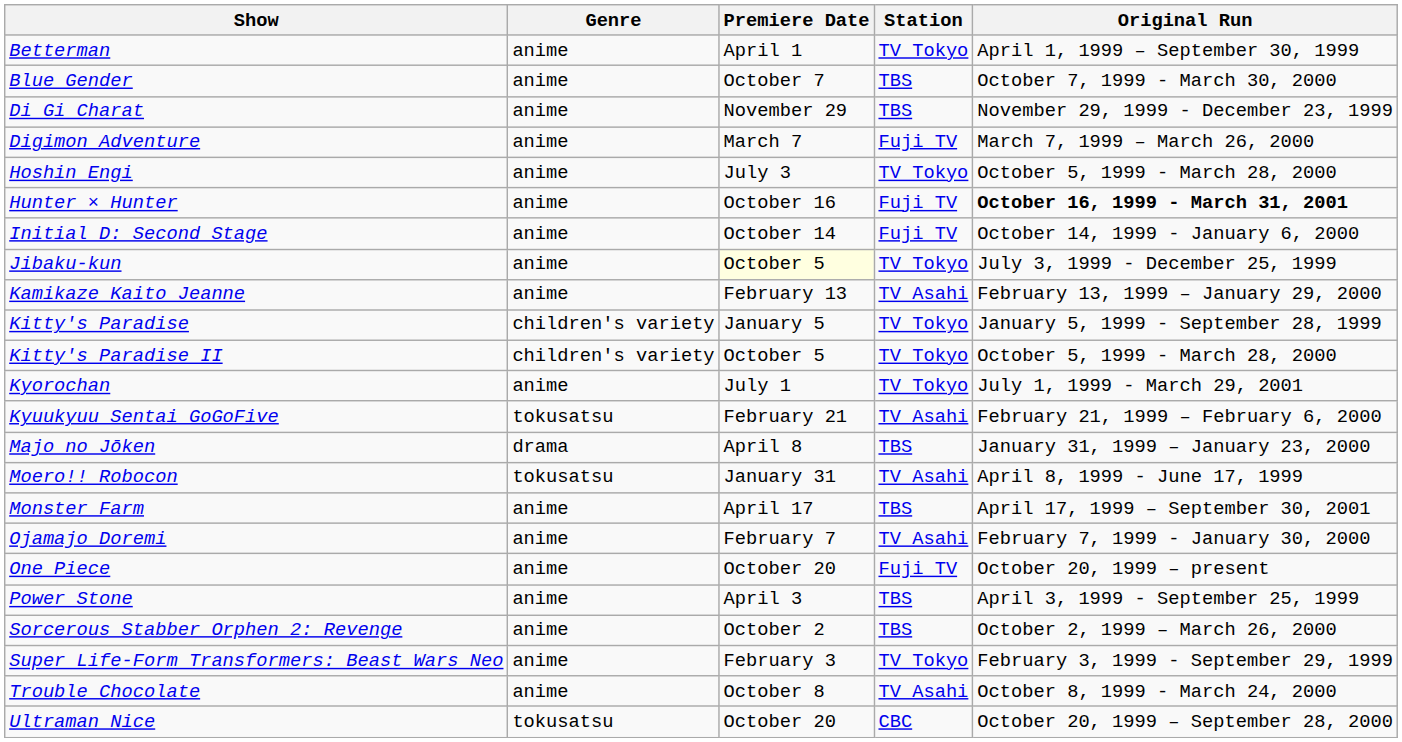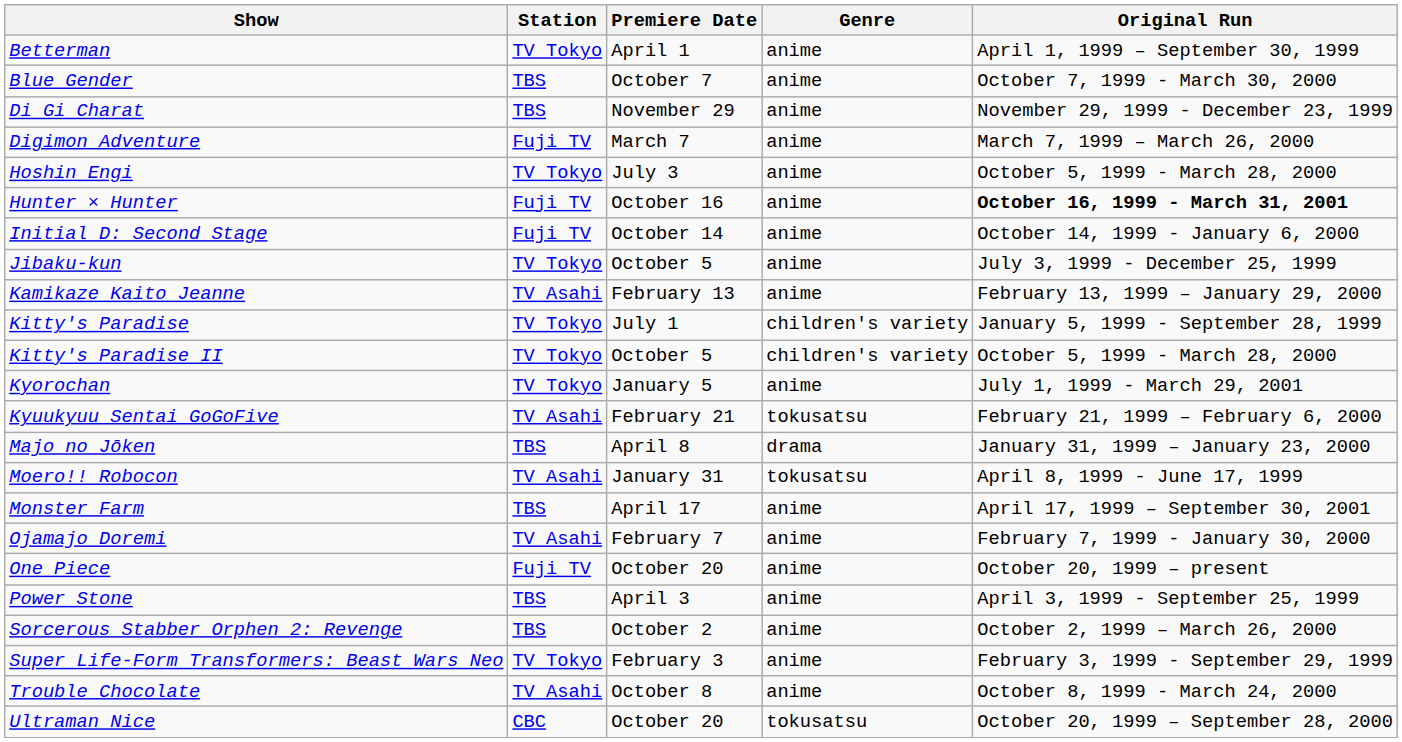columns swapped: (923, 20) <-> (613, 20)
(774, 264) lightyellow background -> (662, 264) no background
(774, 325) January 5 -> (645, 325) July 1
(757, 386) July 1 -> (662, 386) January 5
